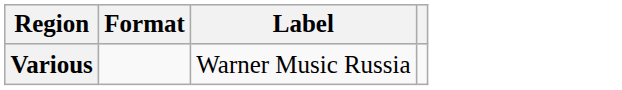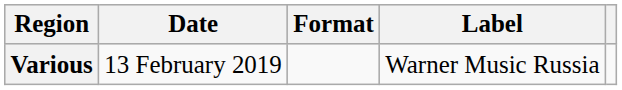+ column: (193, 24)
